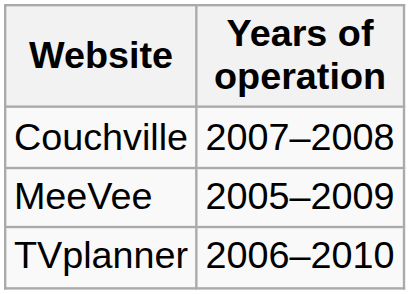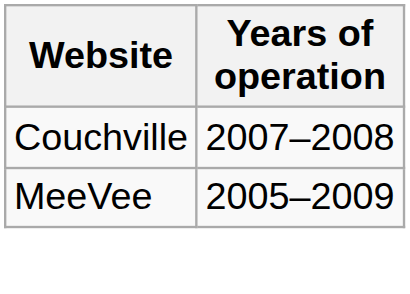- row: (101, 256)
